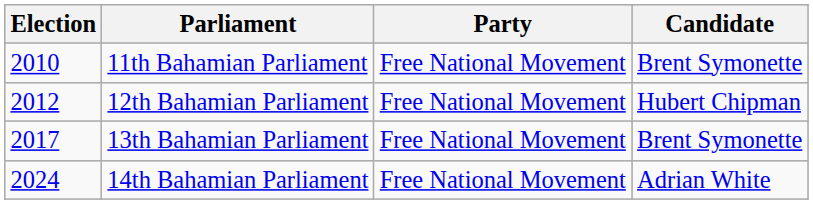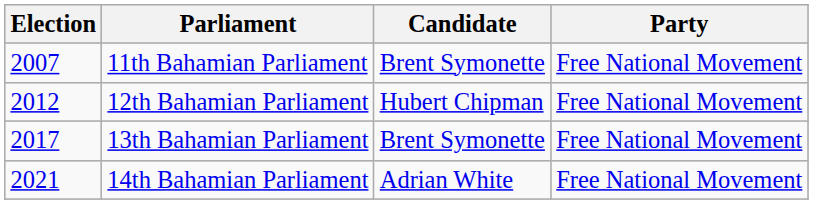columns swapped: (720, 23) <-> (503, 23)
(35, 62) 2010 -> (35, 62) 2007
(35, 179) 2024 -> (35, 179) 2021
